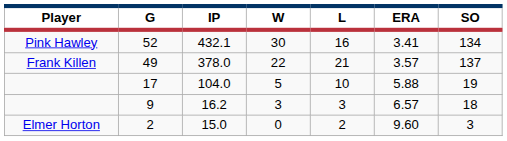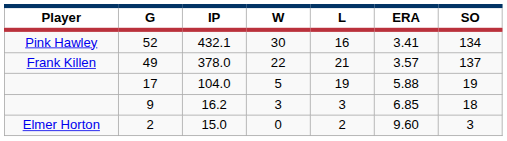(342, 83) 10 -> (342, 83) 19
(406, 104) 6.57 -> (406, 104) 6.85
